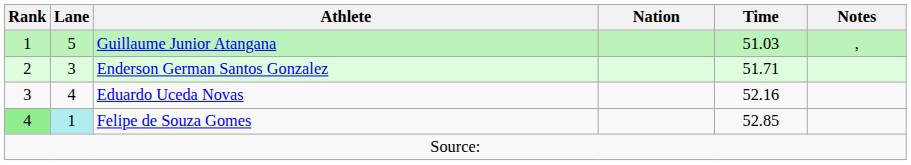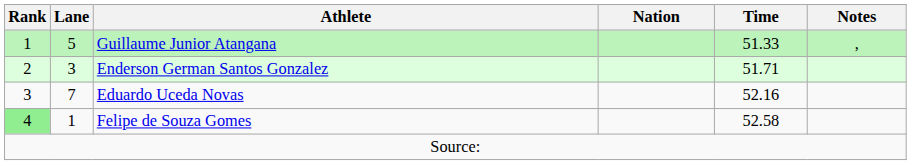(761, 43) 51.03 -> (761, 43) 51.33
(72, 95) 4 -> (72, 95) 7
(72, 120) paleturquoise background -> (72, 120) no background
(761, 120) 52.85 -> (761, 120) 52.58
